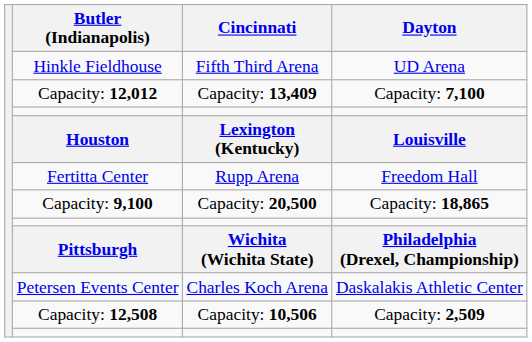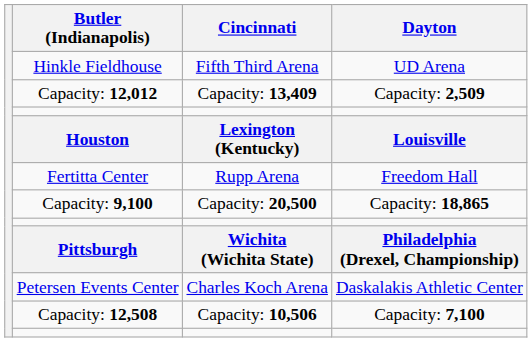(429, 93) Capacity: 7,100 -> (429, 93) Capacity: 2,509
(429, 314) Capacity: 2,509 -> (429, 314) Capacity: 7,100
